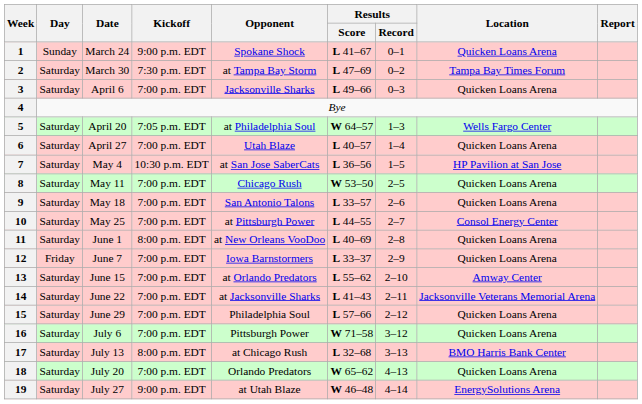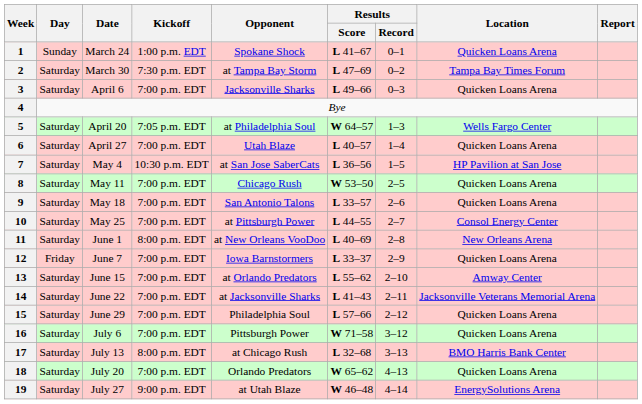(172, 51) 9:00 p.m. EDT -> (172, 51) 1:00 p.m. EDT
(507, 239) Quicken Loans Arena -> (507, 239) New Orleans Arena
